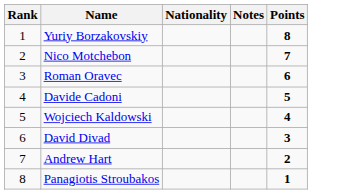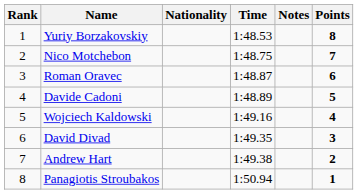+ column: (253, 14)
